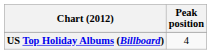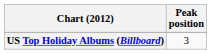(186, 40) 4 -> (186, 40) 3
